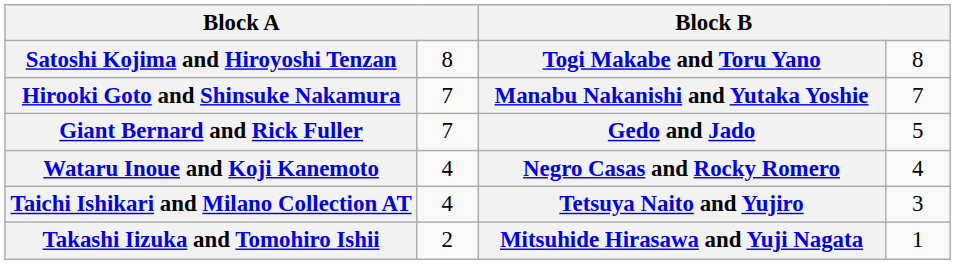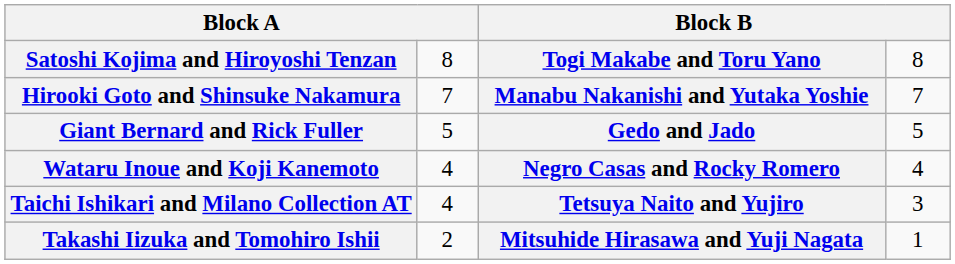(447, 131) 7 -> (447, 131) 5
